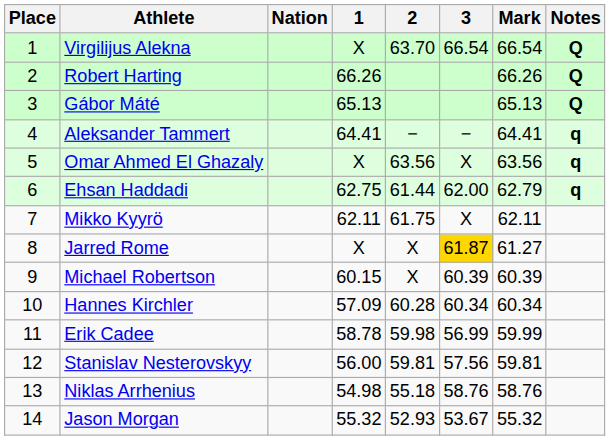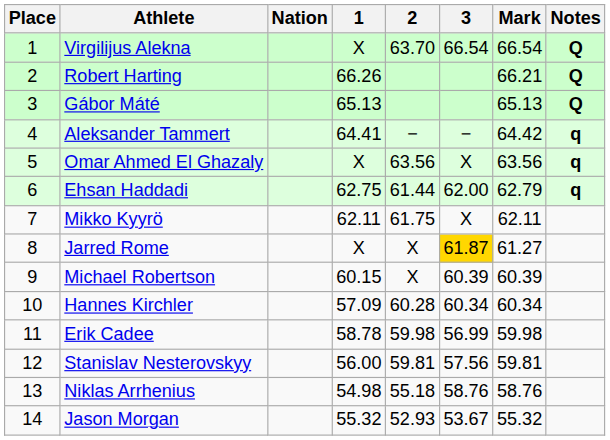(520, 76) 66.26 -> (520, 76) 66.21
(520, 133) 64.41 -> (520, 133) 64.42
(520, 334) 59.99 -> (520, 334) 59.98
